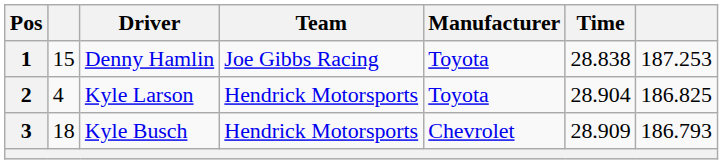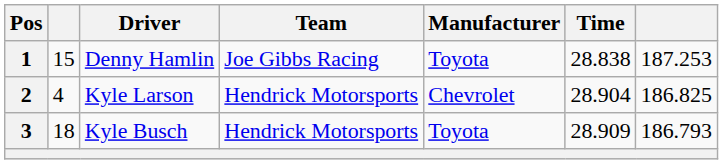(459, 94) Toyota -> (471, 94) Chevrolet
(471, 131) Chevrolet -> (459, 131) Toyota
